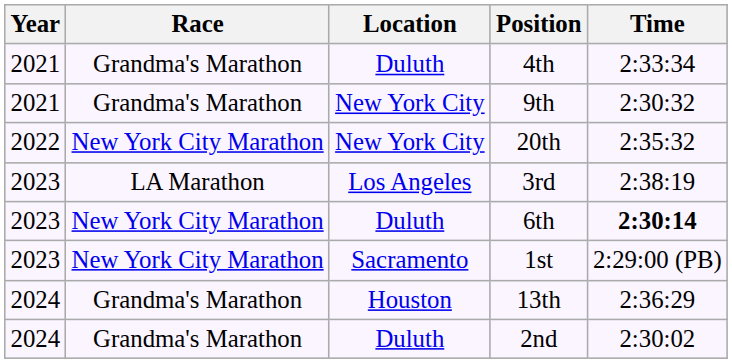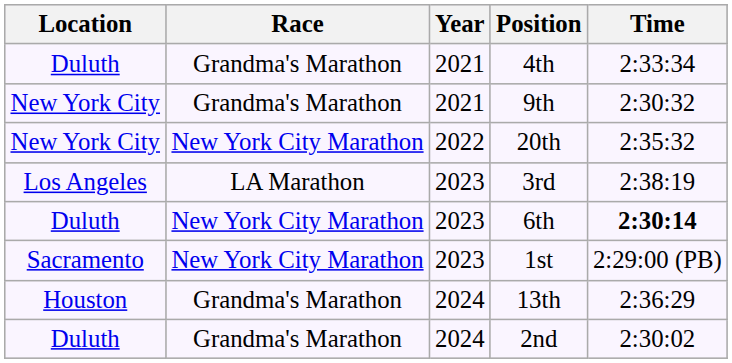columns swapped: (35, 24) <-> (410, 24)
